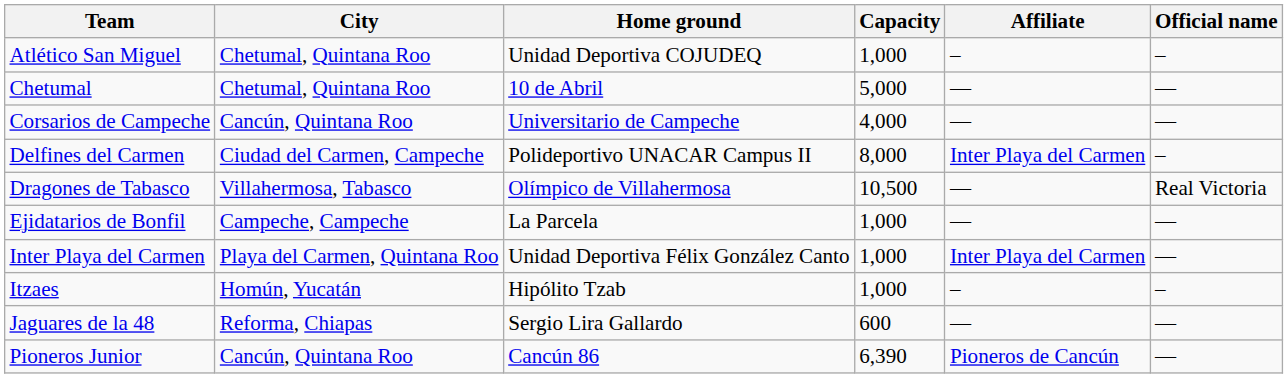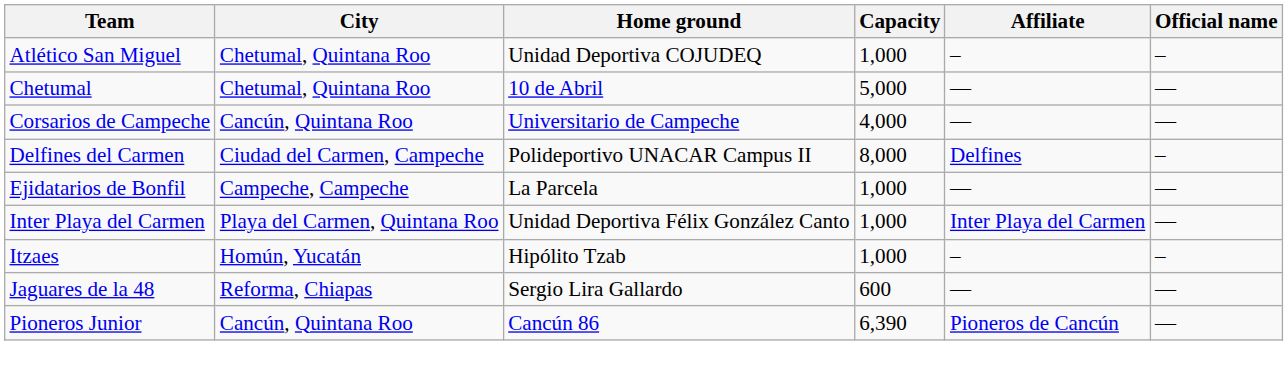(1048, 155) Inter Playa del Carmen -> (986, 155) Delfines
- row: (99, 188)
